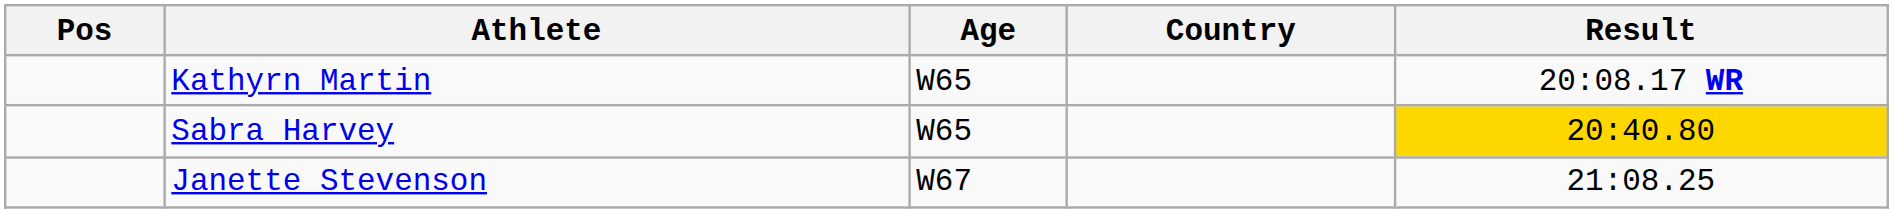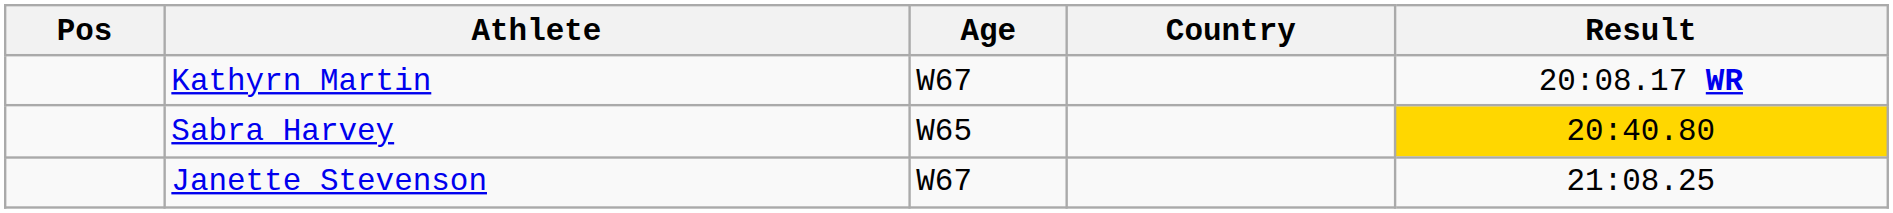(944, 81) W65 -> (944, 81) W67
